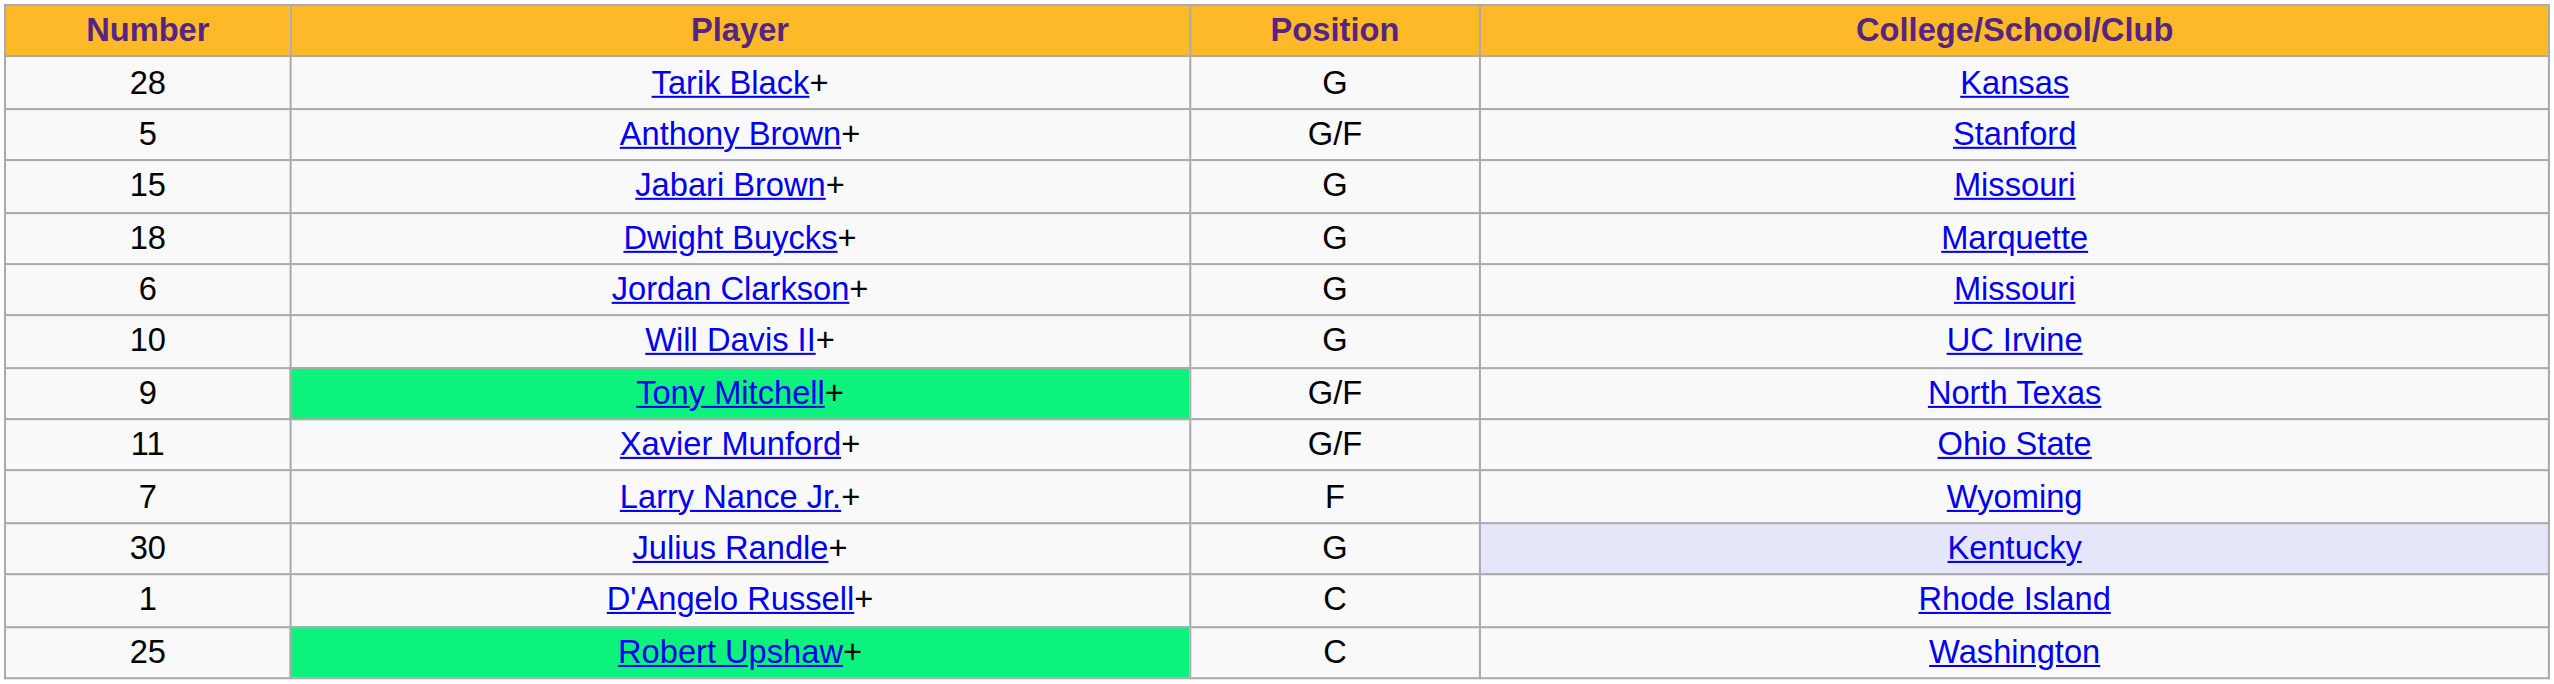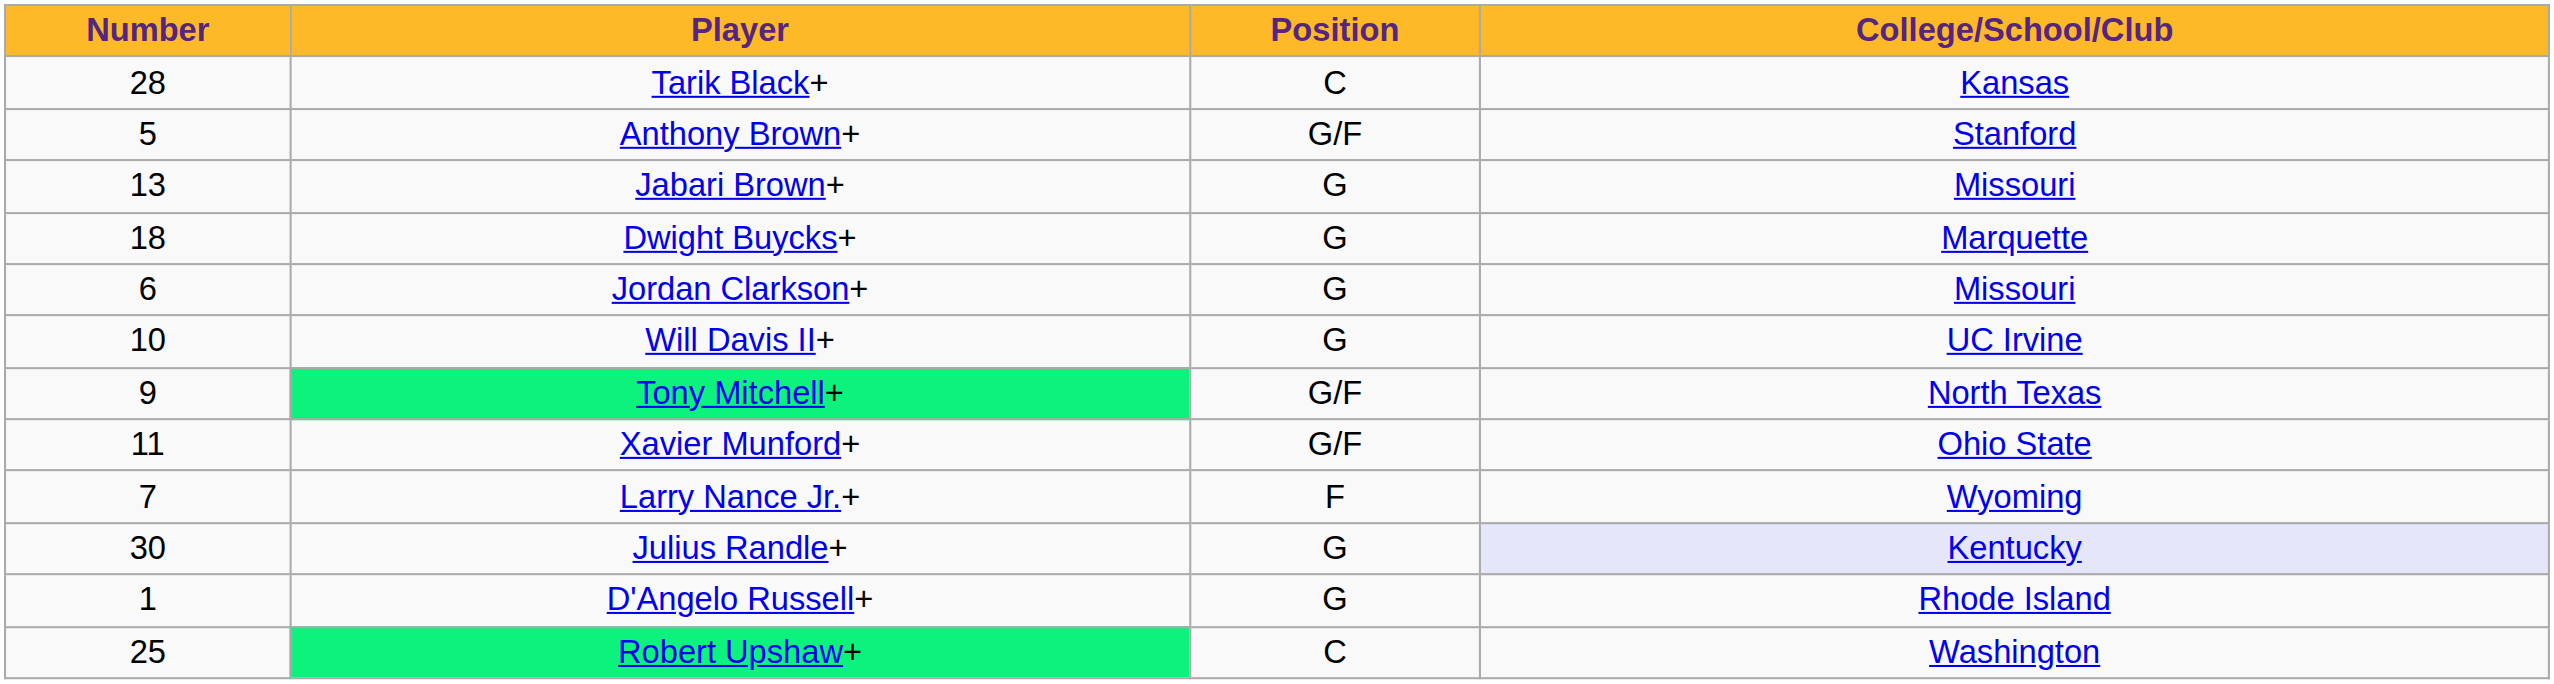(1335, 82) G -> (1335, 82) C
(148, 185) 15 -> (148, 185) 13
(1335, 599) C -> (1335, 599) G
